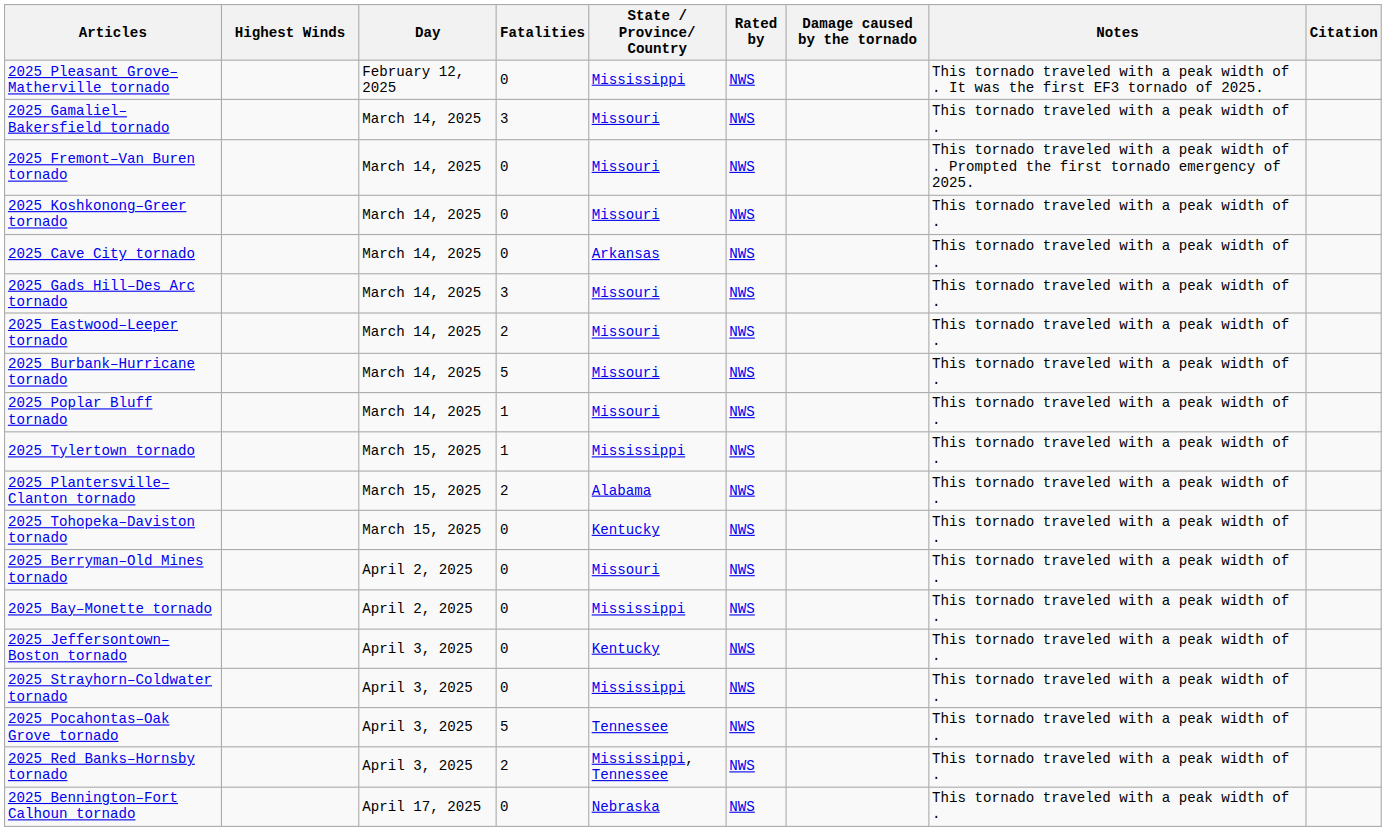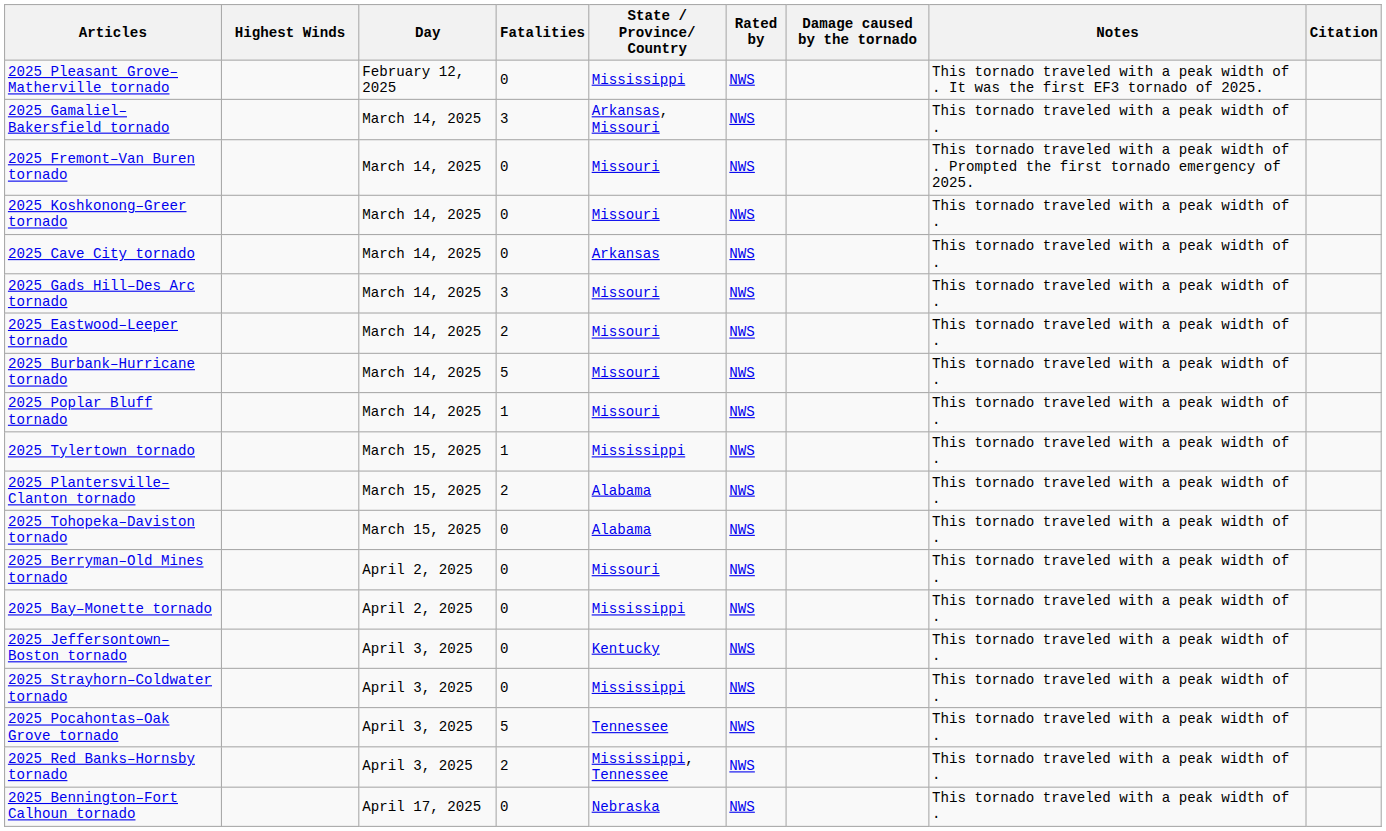(626, 120) Missouri -> (630, 120) Arkansas, Missouri
(626, 530) Kentucky -> (621, 530) Alabama
